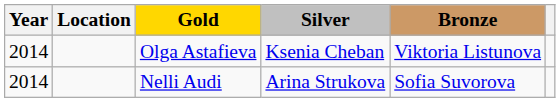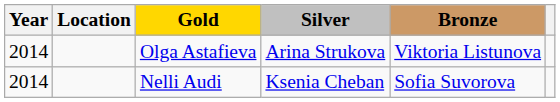(325, 50) Ksenia Cheban -> (325, 50) Arina Strukova
(325, 81) Arina Strukova -> (325, 81) Ksenia Cheban
